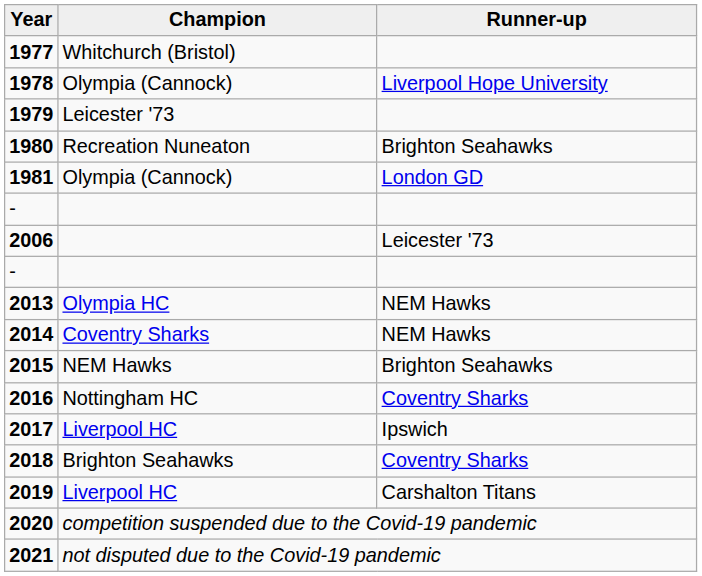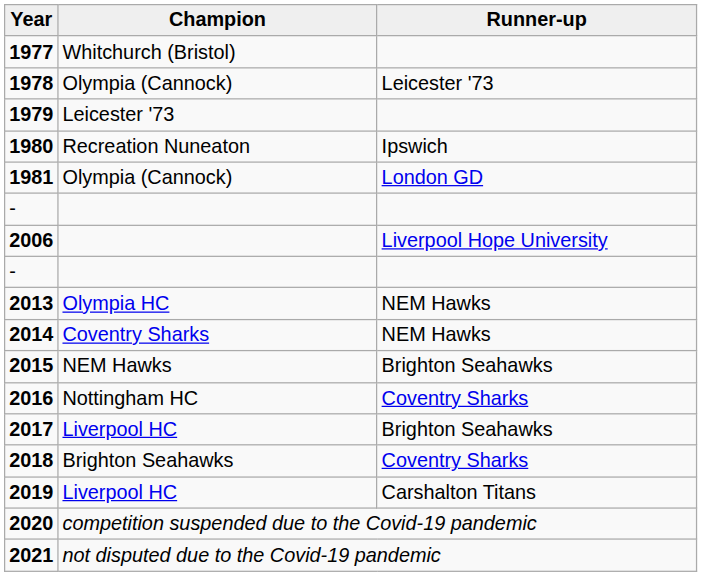(495, 83) Liverpool Hope University -> (438, 83) Leicester '73
(467, 146) Brighton Seahawks -> (415, 146) Ipswich
(438, 240) Leicester '73 -> (495, 240) Liverpool Hope University
(415, 429) Ipswich -> (467, 429) Brighton Seahawks
